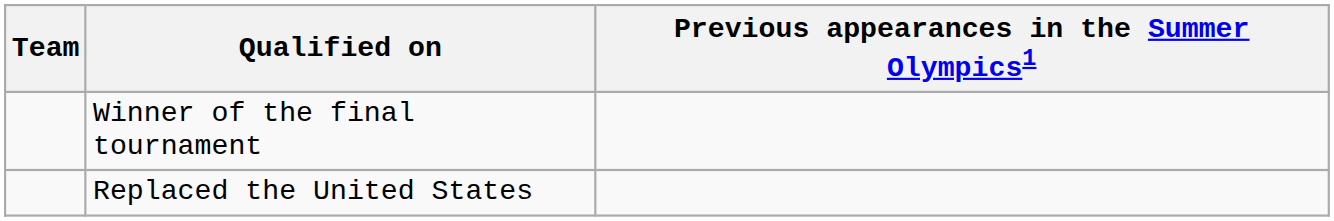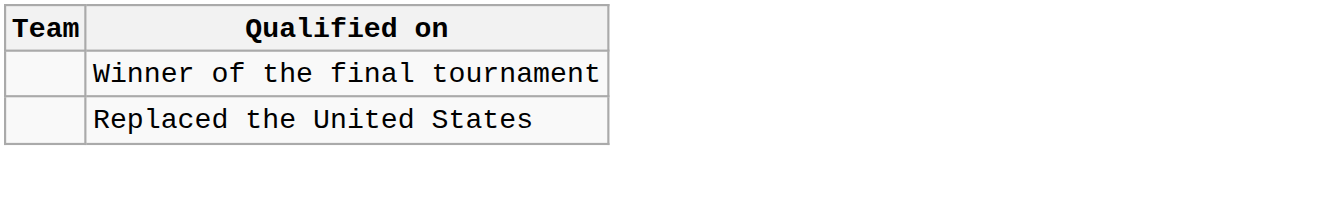- column: (962, 48)
